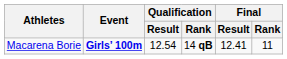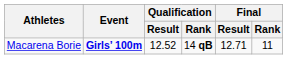(163, 46) 12.54 -> (163, 46) 12.52
(234, 46) 12.41 -> (234, 46) 12.71
